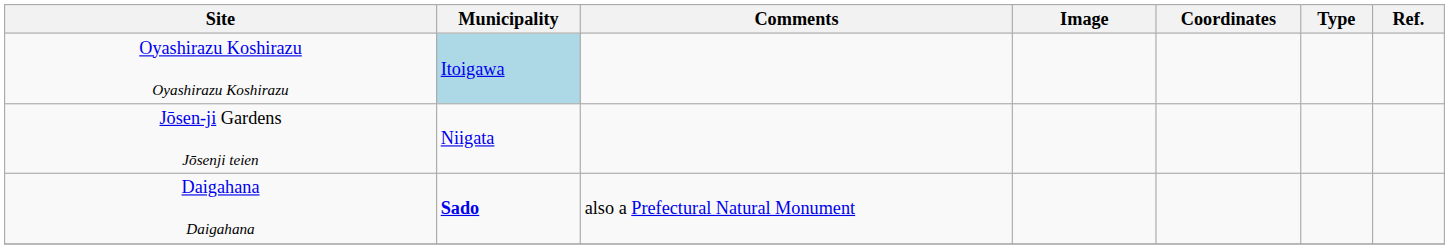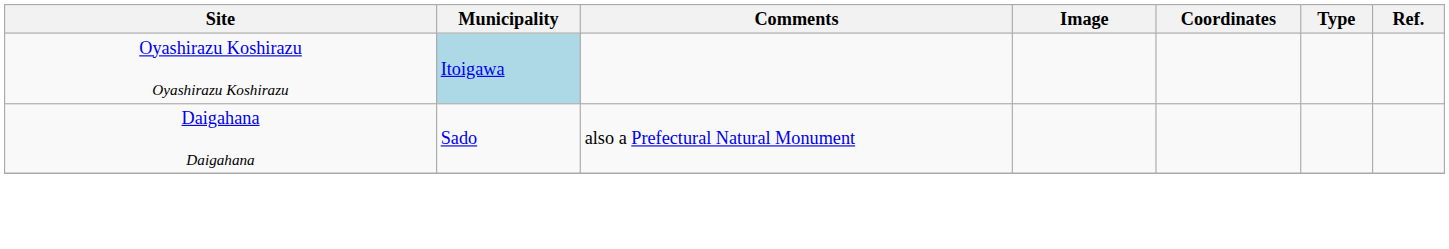- row: (221, 138)
(460, 208) bold -> (459, 138) normal
